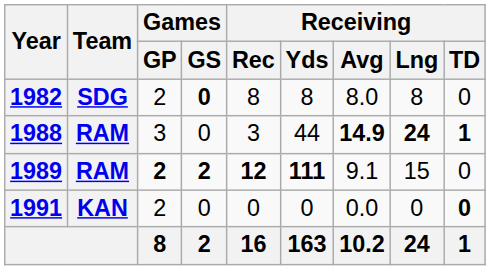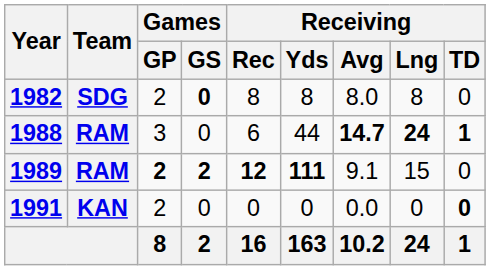(253, 134) 3 -> (253, 134) 6
(362, 134) 14.9 -> (362, 134) 14.7
